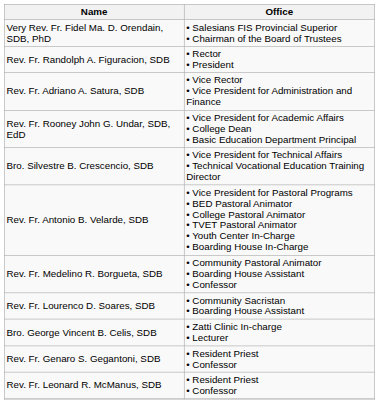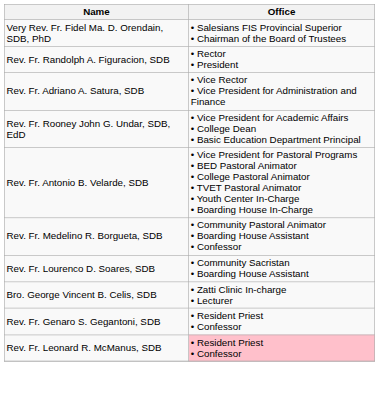- row: (80, 166)
(222, 385) no background -> (227, 348) pink background
